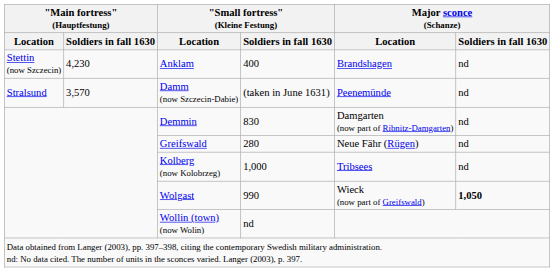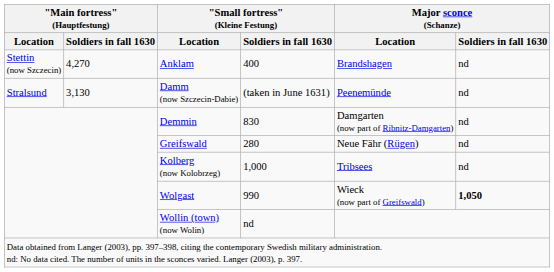(78, 64) 4,230 -> (78, 64) 4,270
(78, 92) 3,570 -> (78, 92) 3,130
